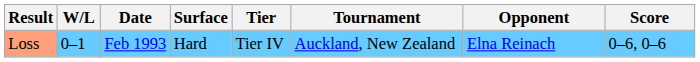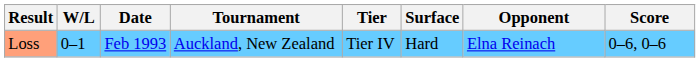columns swapped: (377, 17) <-> (201, 17)
